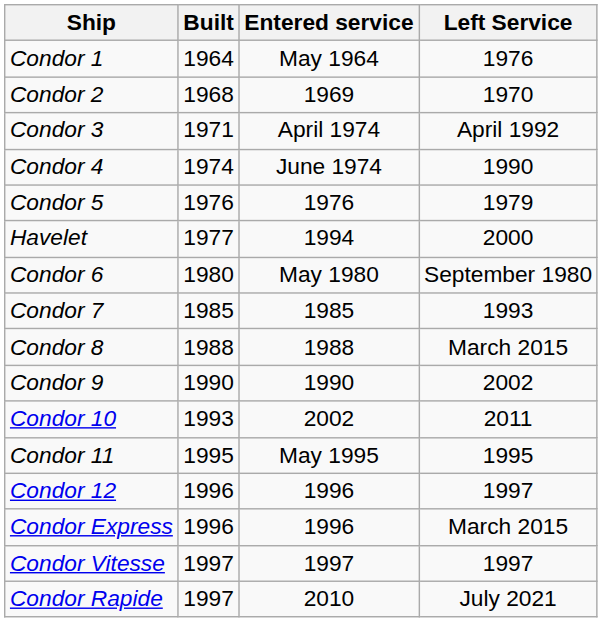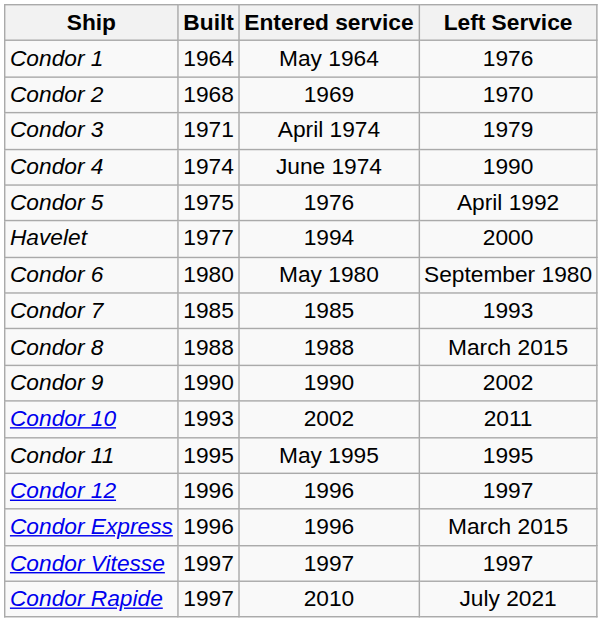(508, 130) April 1992 -> (508, 130) 1979
(209, 202) 1976 -> (209, 202) 1975
(508, 202) 1979 -> (508, 202) April 1992
